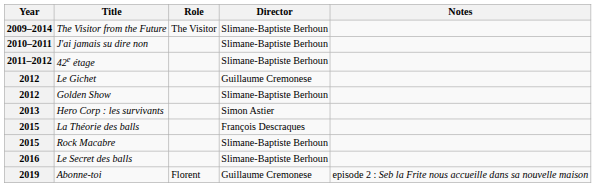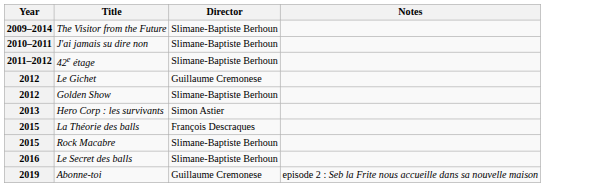- column: (194, 12)
